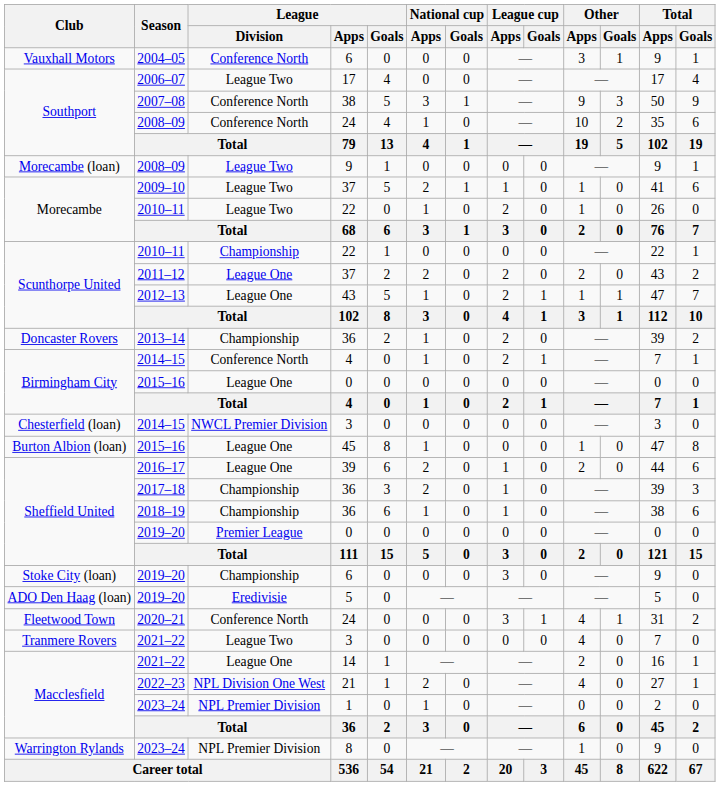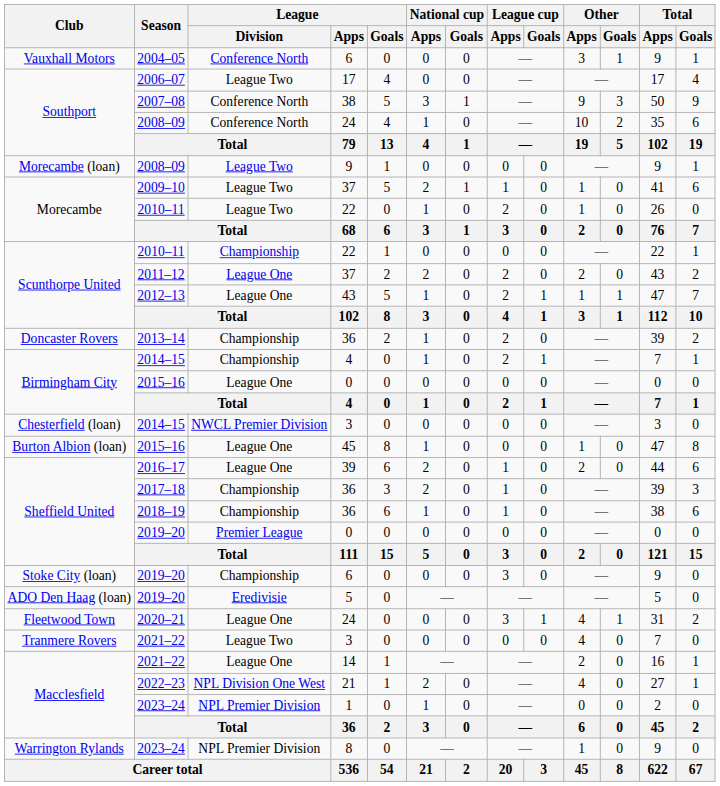(259, 360) Conference North -> (259, 360) Championship
(259, 619) Conference North -> (259, 619) League One
